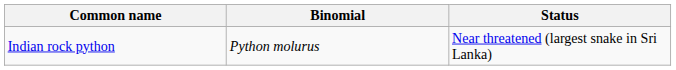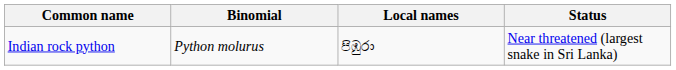+ column: (421, 15)
